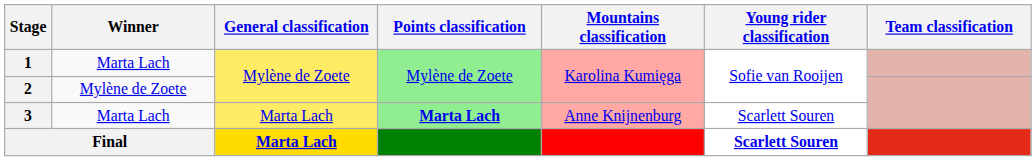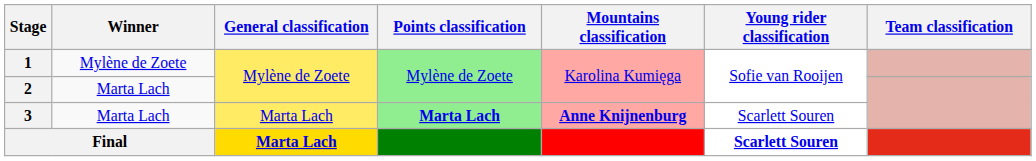(133, 63) Marta Lach -> (133, 63) Mylène de Zoete
(133, 89) Mylène de Zoete -> (133, 89) Marta Lach
(623, 115) normal -> (623, 115) bold
